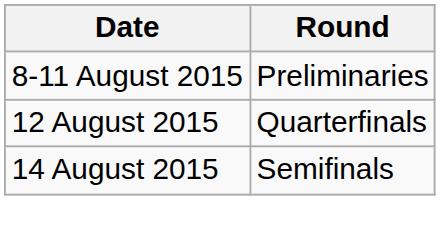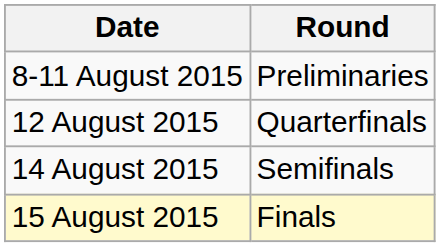+ row: (115, 216)
